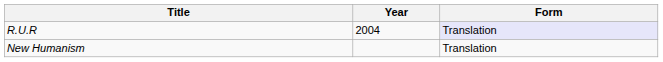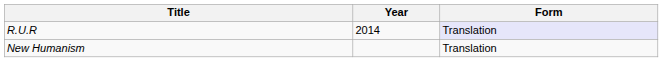(368, 30) 2004 -> (368, 30) 2014
